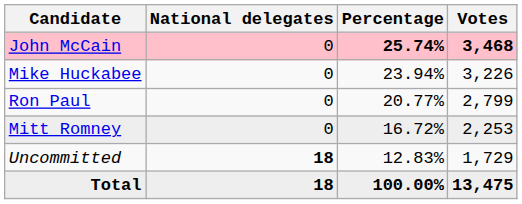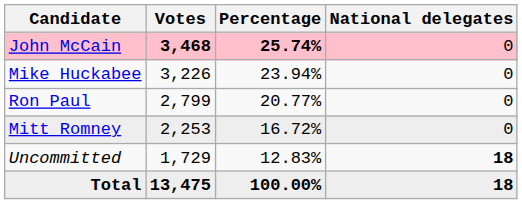columns swapped: (483, 19) <-> (242, 19)
